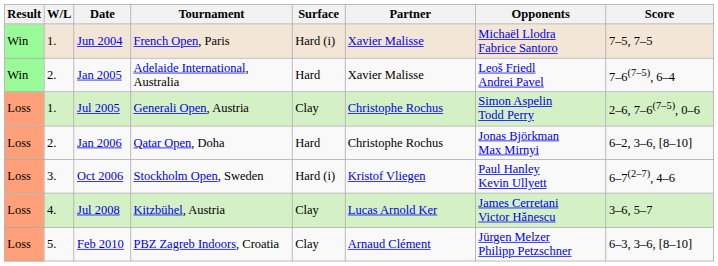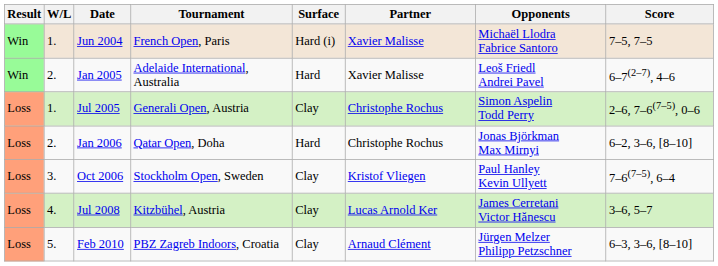(642, 75) 7–6(7–5), 6–4 -> (642, 75) 6–7(2–7), 4–6
(315, 176) Hard (i) -> (307, 176) Clay
(642, 176) 6–7(2–7), 4–6 -> (642, 176) 7–6(7–5), 6–4
